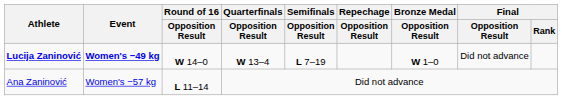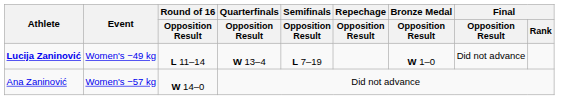(123, 57) bold -> (121, 57) normal
(191, 62) W 14–0 -> (188, 62) L 11–14
(191, 87) L 11–14 -> (188, 87) W 14–0
